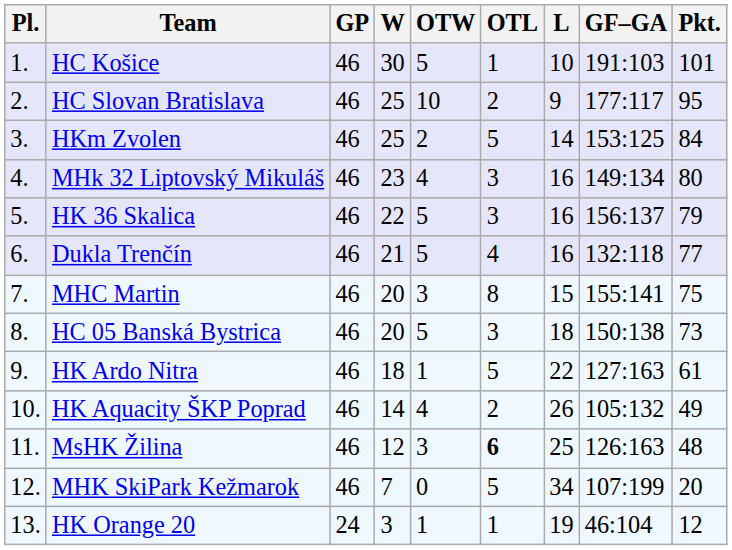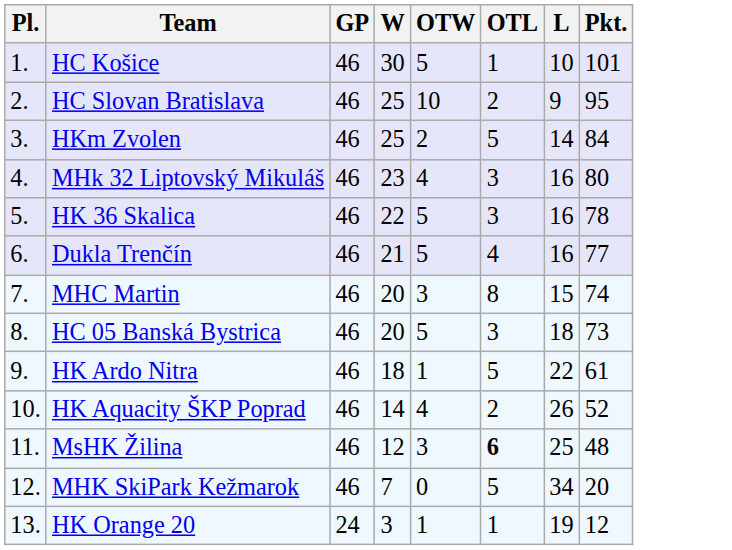- column: (626, 23)
(691, 216) 79 -> (597, 216) 78
(691, 293) 75 -> (597, 293) 74
(691, 409) 49 -> (597, 409) 52
